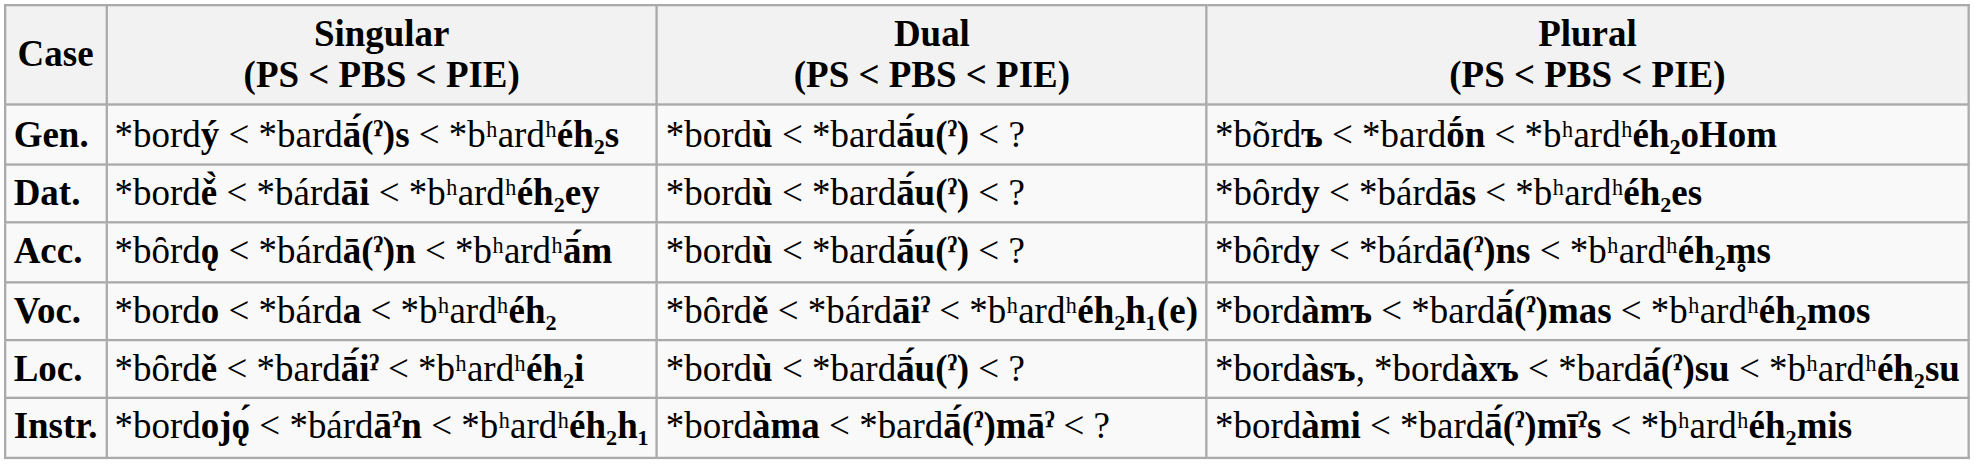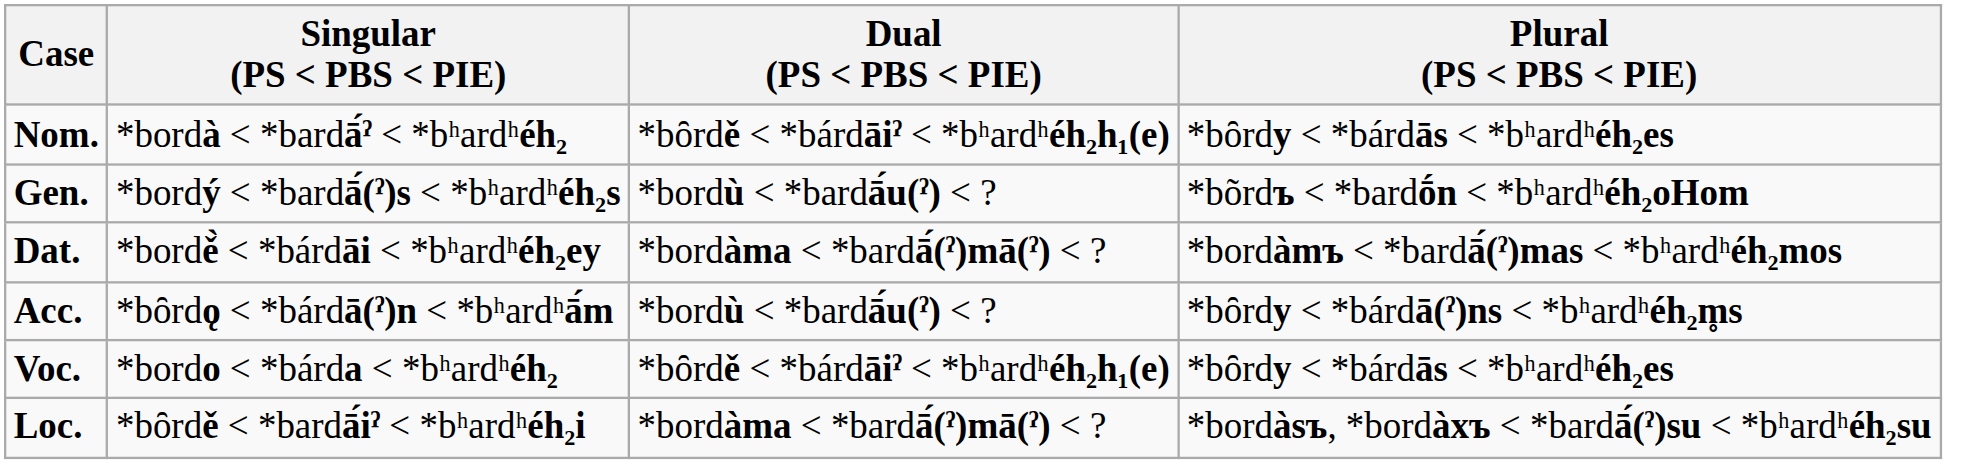+ row: (56, 134)
(845, 192) *bordù < *bardā́u(ˀ) < ? -> (872, 251) *bordàma < *bardā́(ˀ)mā(ˀ) < ?
(1459, 192) *bȏrdy < *bárdās < *bʰardʰéh₂es -> (1514, 251) *bordàmъ < *bardā́(ˀ)mas < *bʰardʰéh₂mos
(1543, 309) *bordàmъ < *bardā́(ˀ)mas < *bʰardʰéh₂mos -> (1430, 368) *bȏrdy < *bárdās < *bʰardʰéh₂es
(845, 368) *bordù < *bardā́u(ˀ) < ? -> (872, 427) *bordàma < *bardā́(ˀ)mā(ˀ) < ?
- row: (56, 427)
